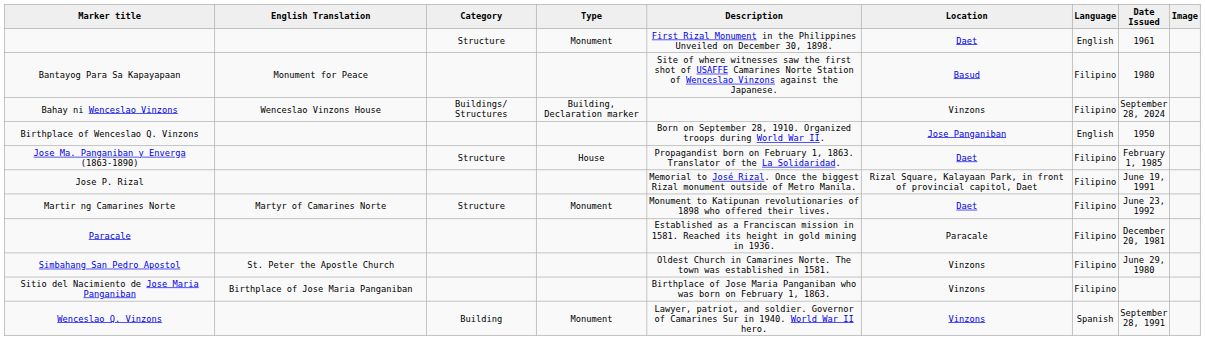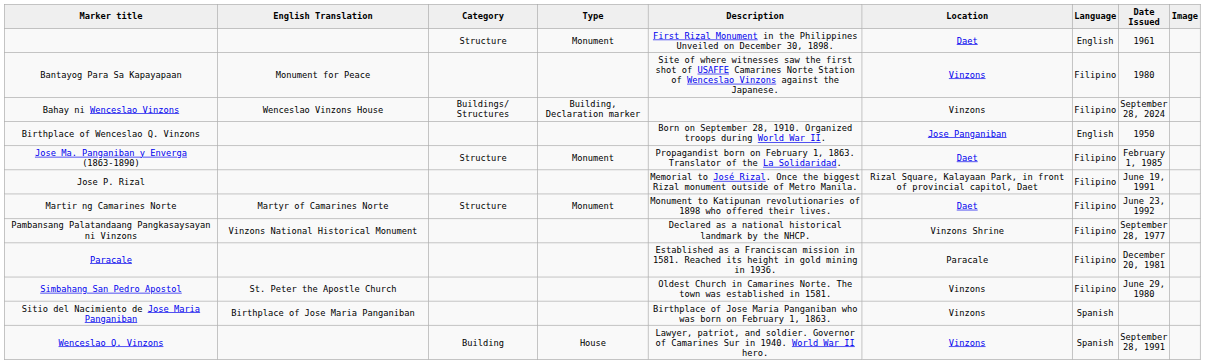(967, 75) Basud -> (967, 75) Vinzons
(591, 158) House -> (593, 158) Monument
+ row: (111, 231)
(1095, 289) Filipino -> (1095, 313) Spanish
(591, 318) Monument -> (593, 343) House
